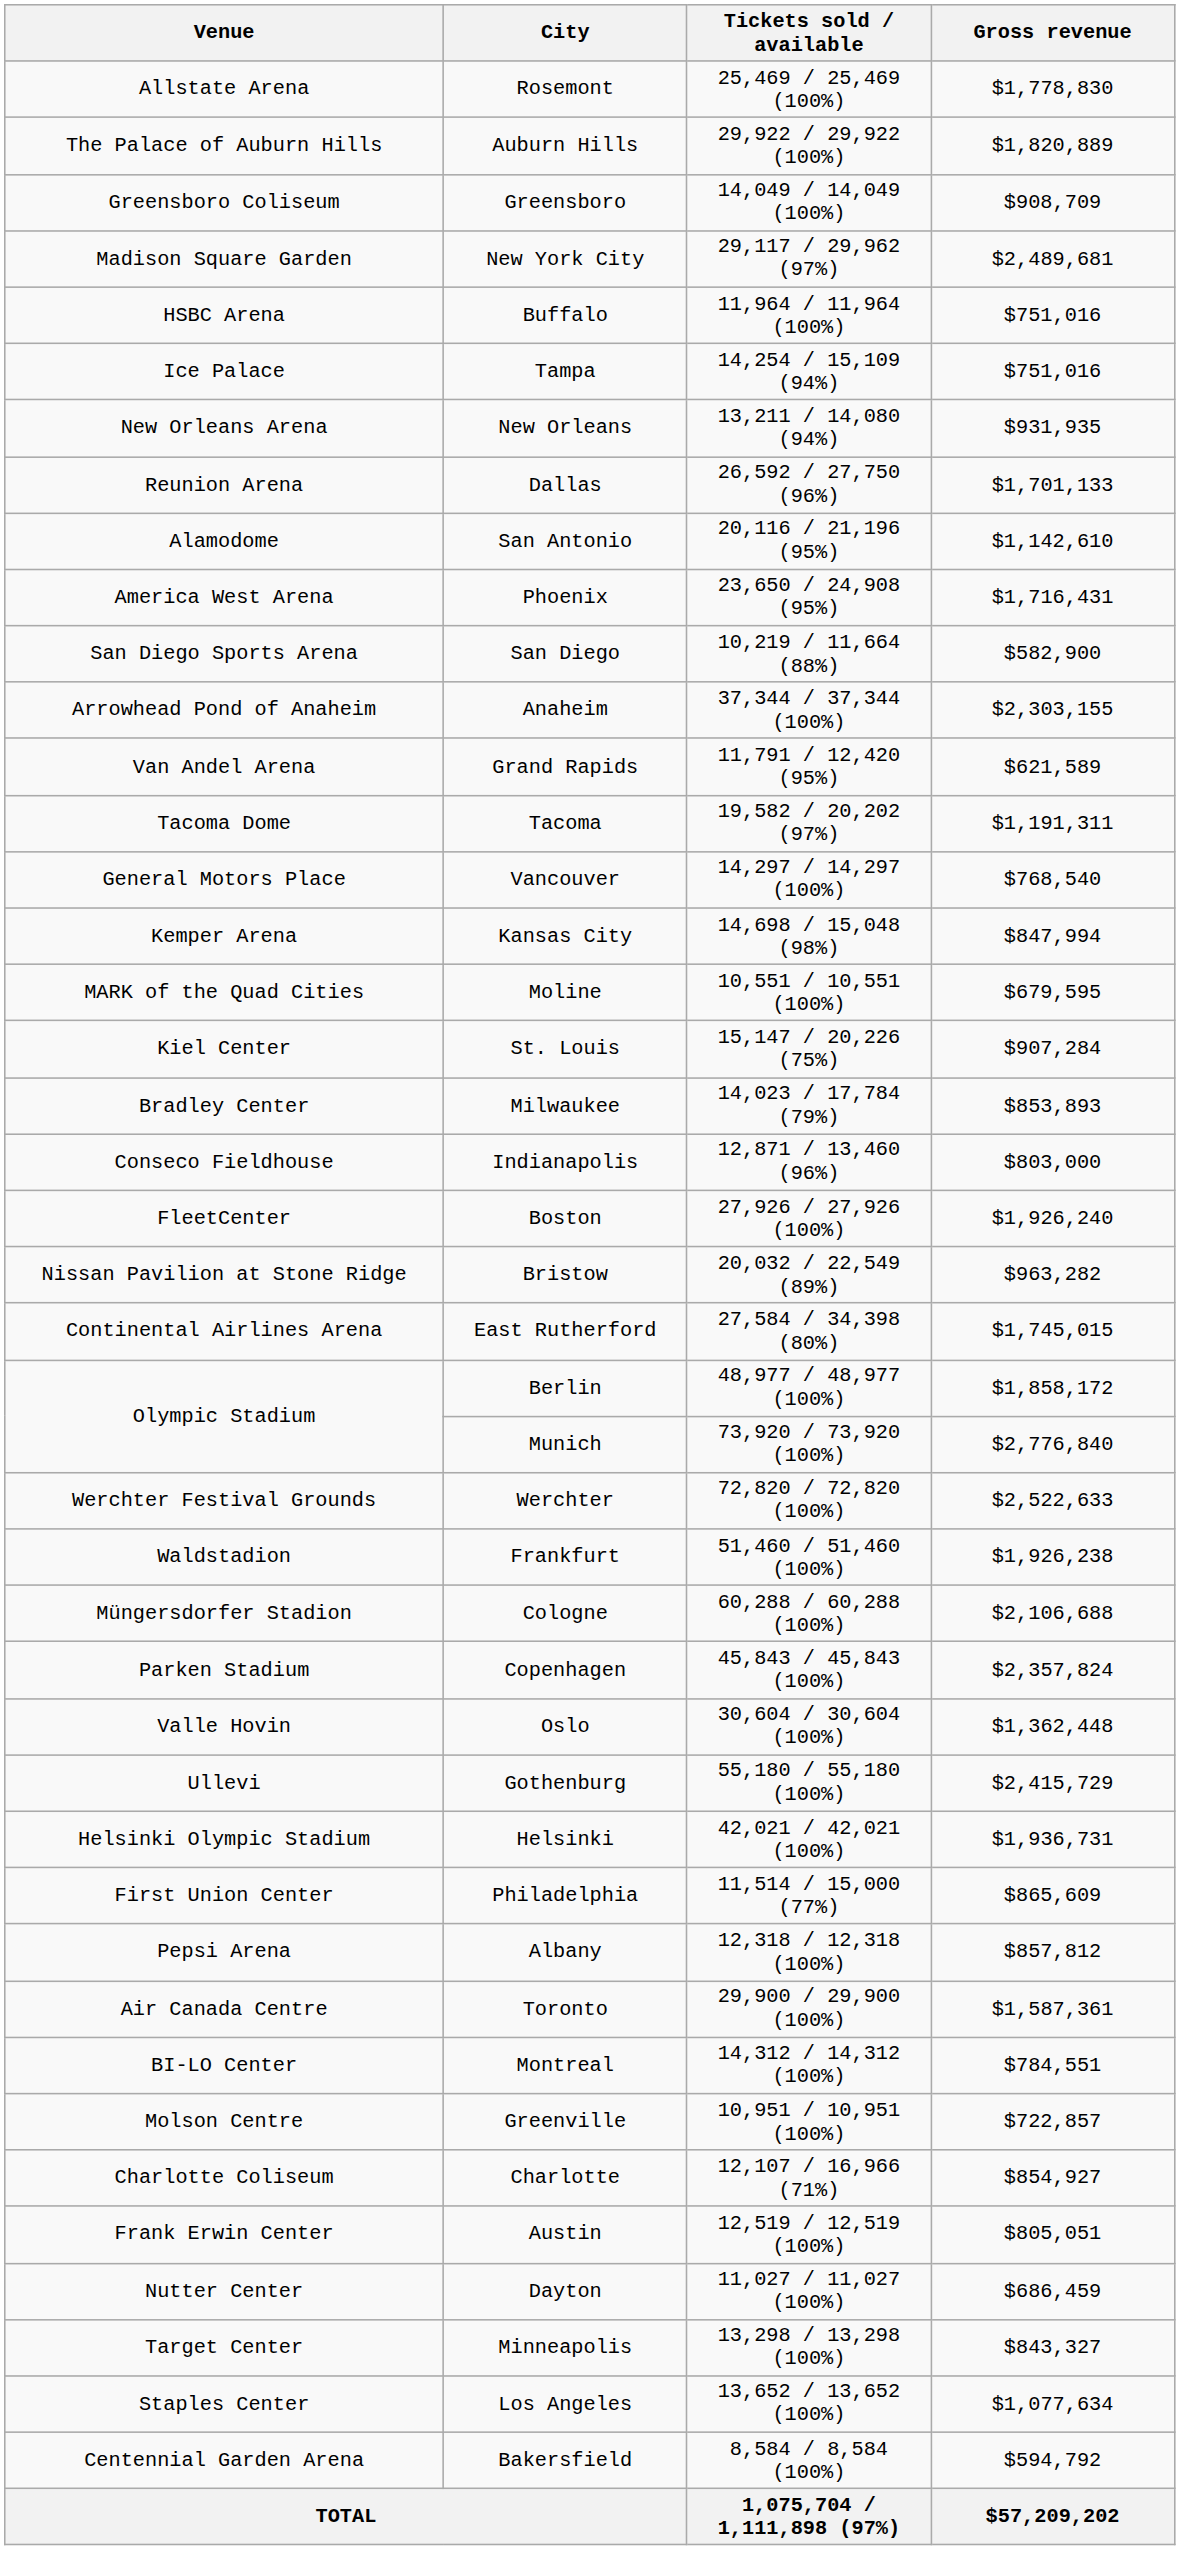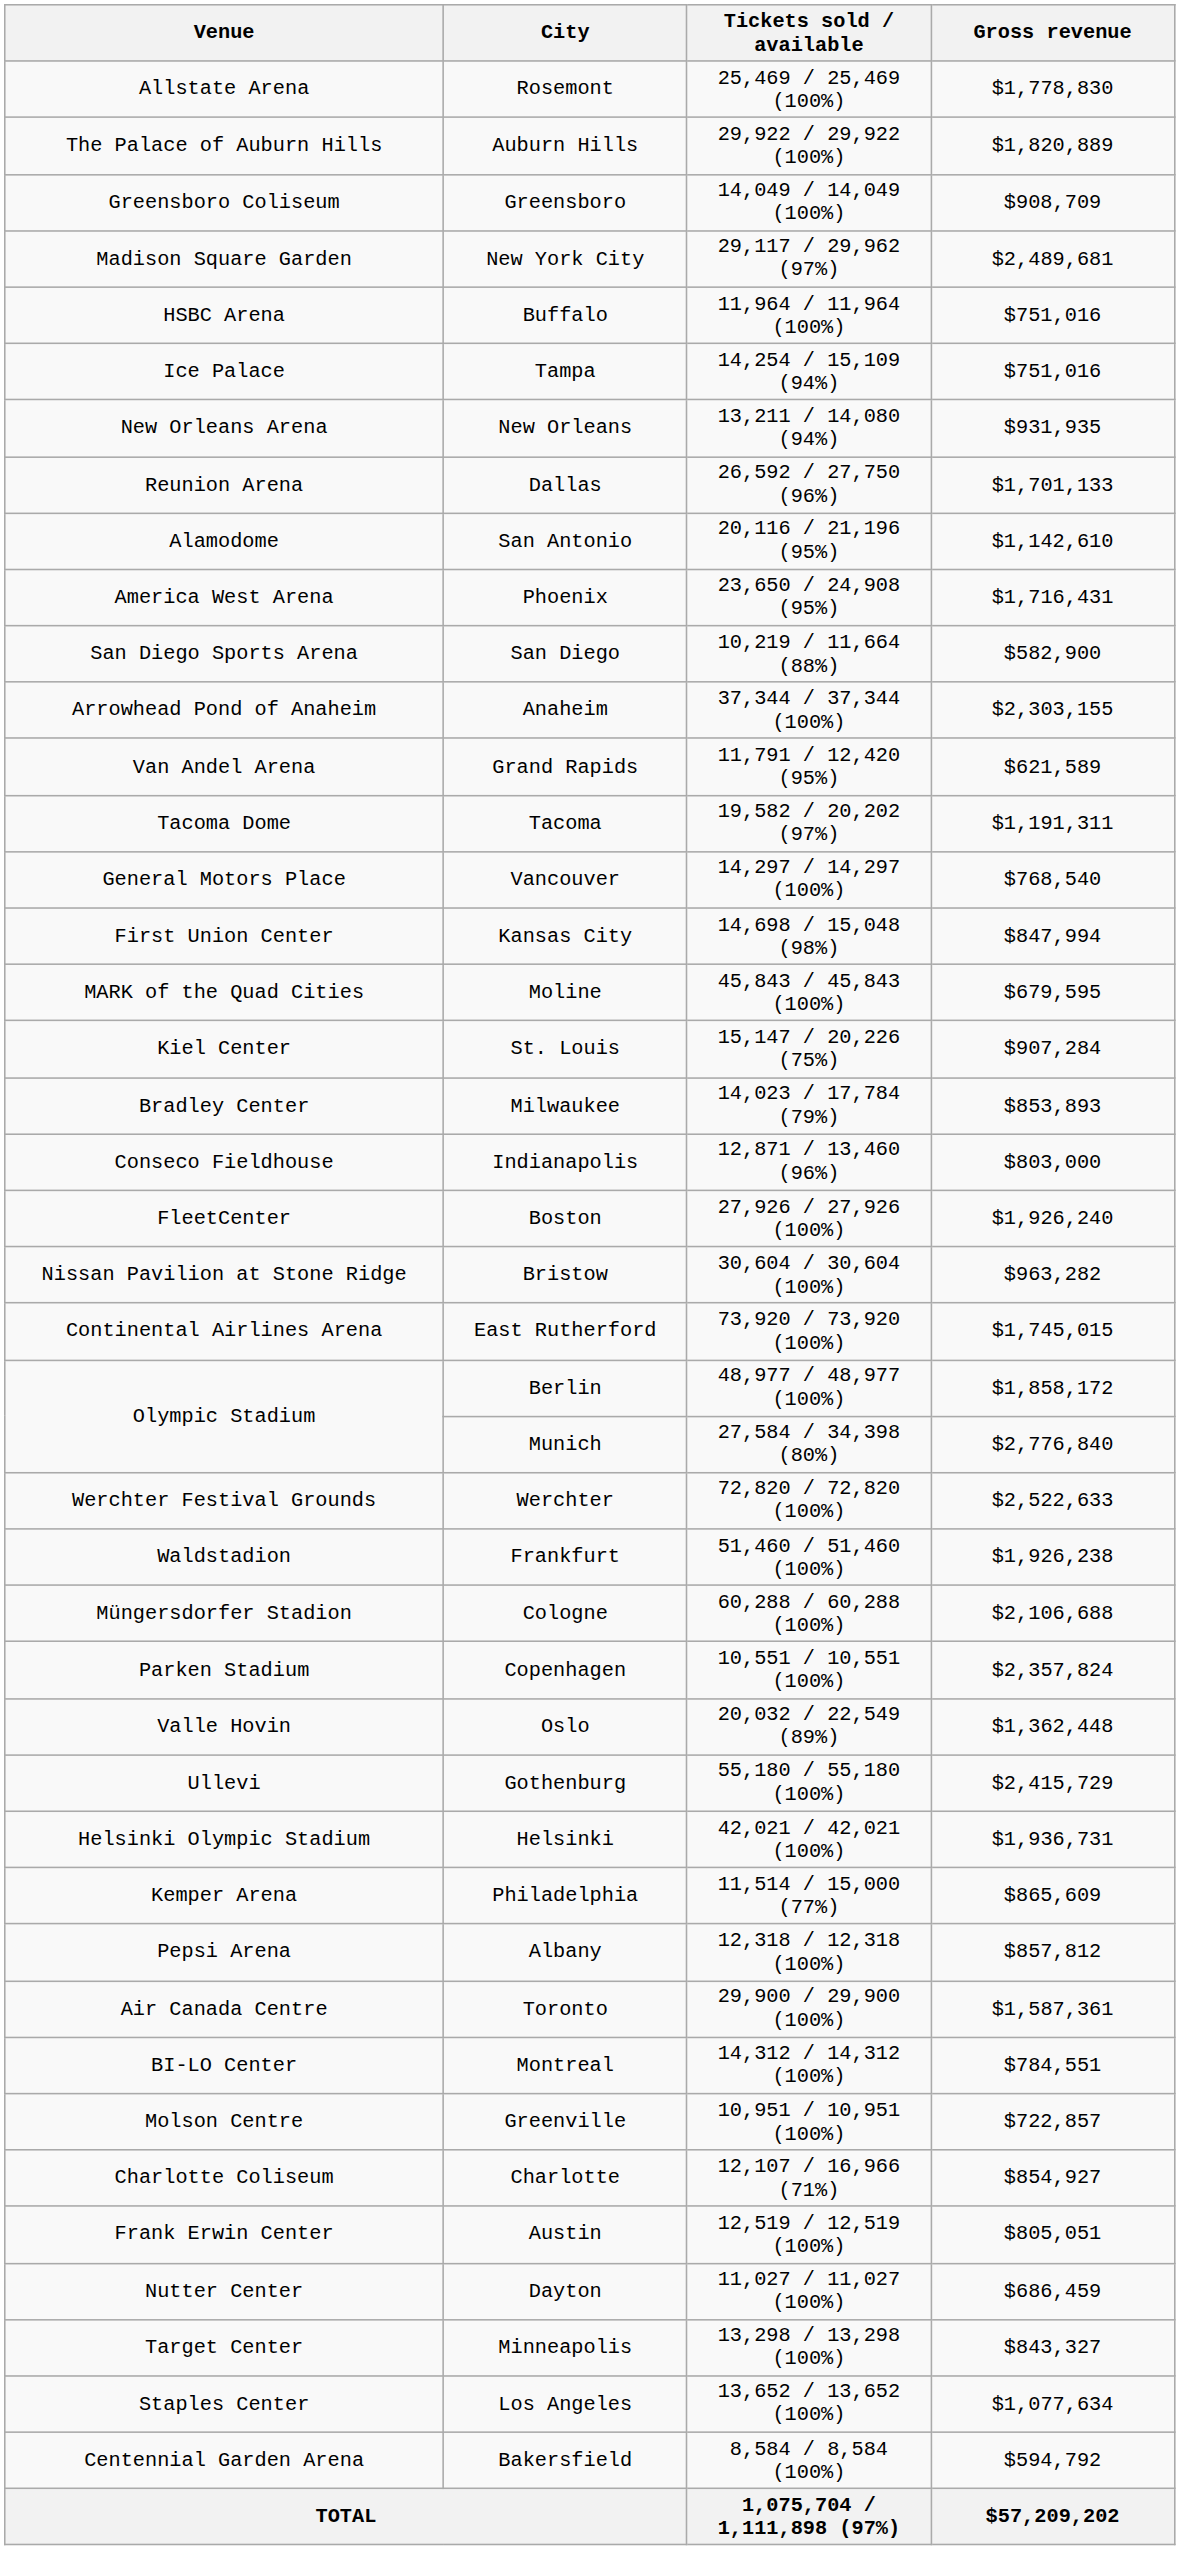(224, 936) Kemper Arena -> (224, 936) First Union Center
(809, 993) 10,551 / 10,551 (100%) -> (809, 993) 45,843 / 45,843 (100%)
(809, 1275) 20,032 / 22,549 (89%) -> (809, 1275) 30,604 / 30,604 (100%)
(809, 1331) 27,584 / 34,398 (80%) -> (809, 1331) 73,920 / 73,920 (100%)
(809, 1444) 73,920 / 73,920 (100%) -> (809, 1444) 27,584 / 34,398 (80%)
(809, 1670) 45,843 / 45,843 (100%) -> (809, 1670) 10,551 / 10,551 (100%)
(809, 1727) 30,604 / 30,604 (100%) -> (809, 1727) 20,032 / 22,549 (89%)
(224, 1896) First Union Center -> (224, 1896) Kemper Arena
